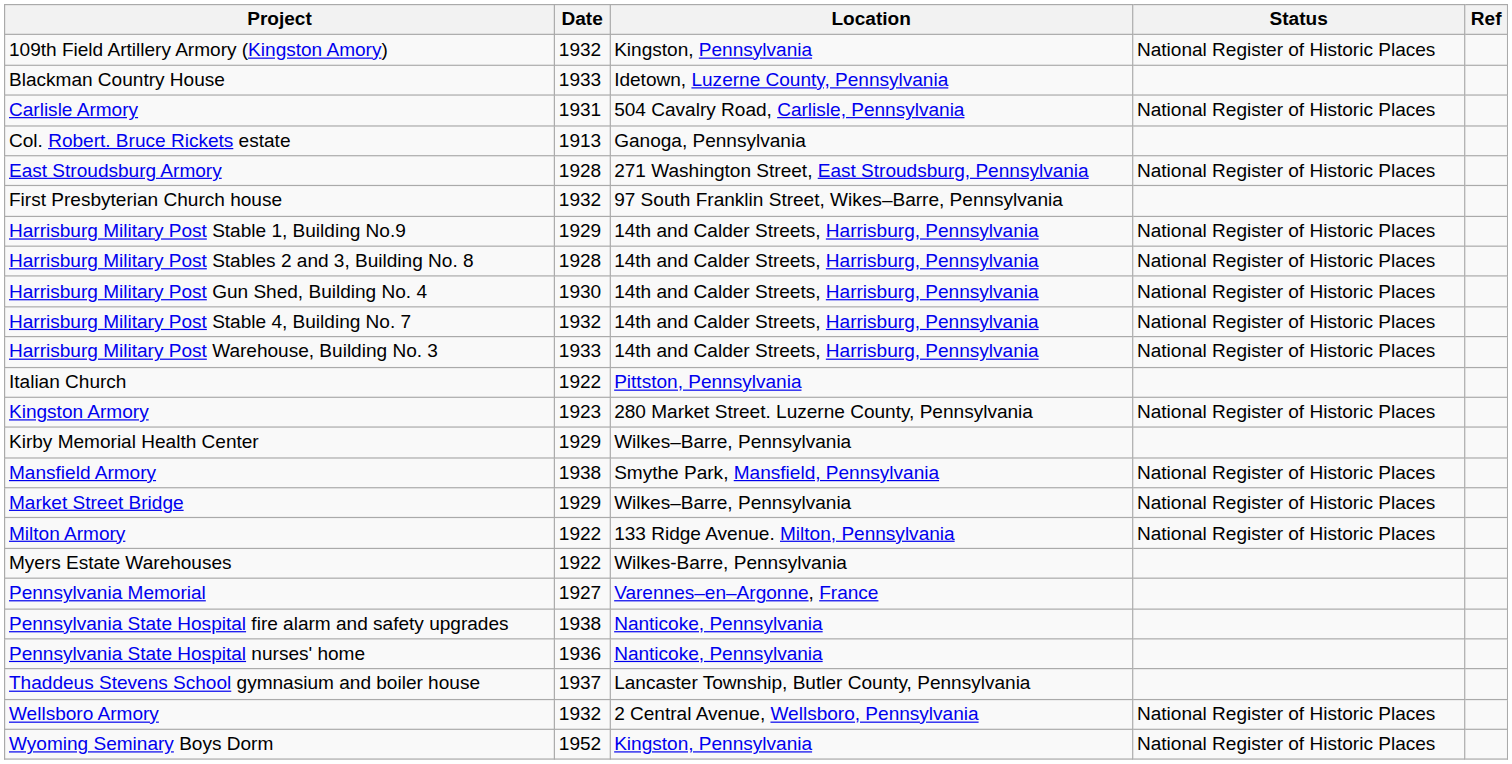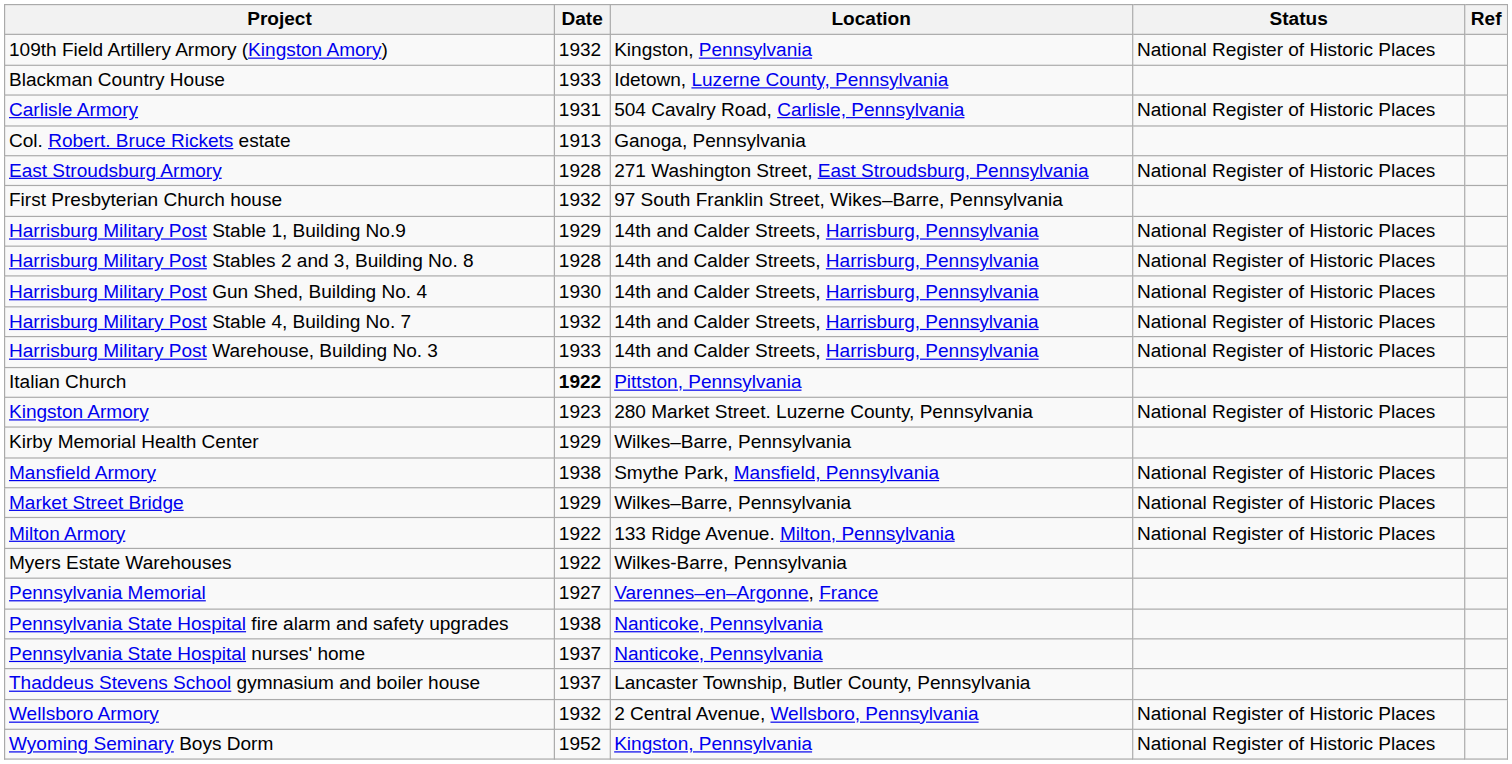(580, 381) normal -> (580, 381) bold
(580, 653) 1936 -> (580, 653) 1937
